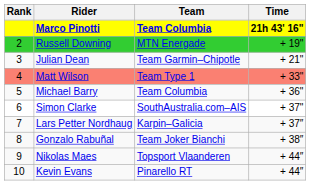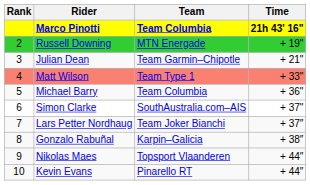(170, 124) Karpin–Galicia -> (181, 124) Team Joker Bianchi
(181, 140) Team Joker Bianchi -> (170, 140) Karpin–Galicia
